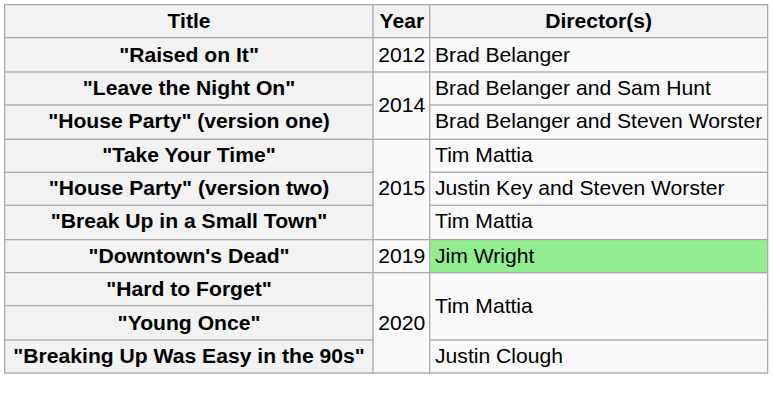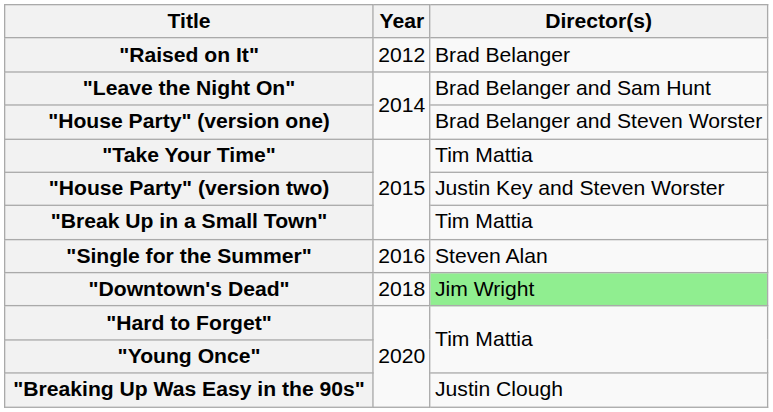+ row: (189, 255)
(402, 255) 2019 -> (402, 289) 2018
